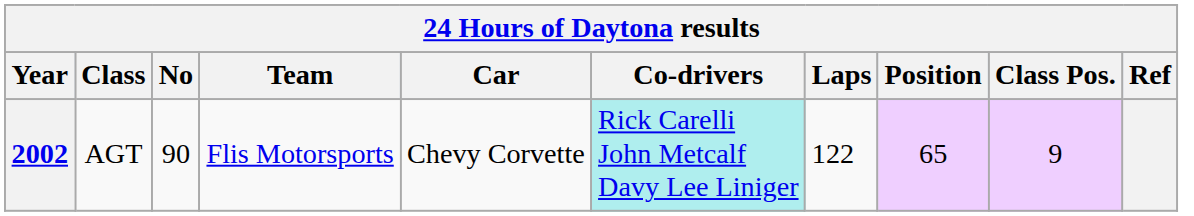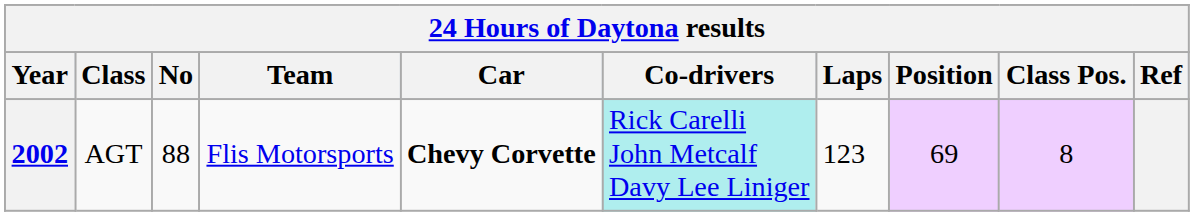(176, 154) 90 -> (176, 154) 88
(496, 154) normal -> (501, 154) bold
(833, 154) 122 -> (844, 154) 123
(933, 154) 65 -> (944, 154) 69
(1055, 154) 9 -> (1066, 154) 8
